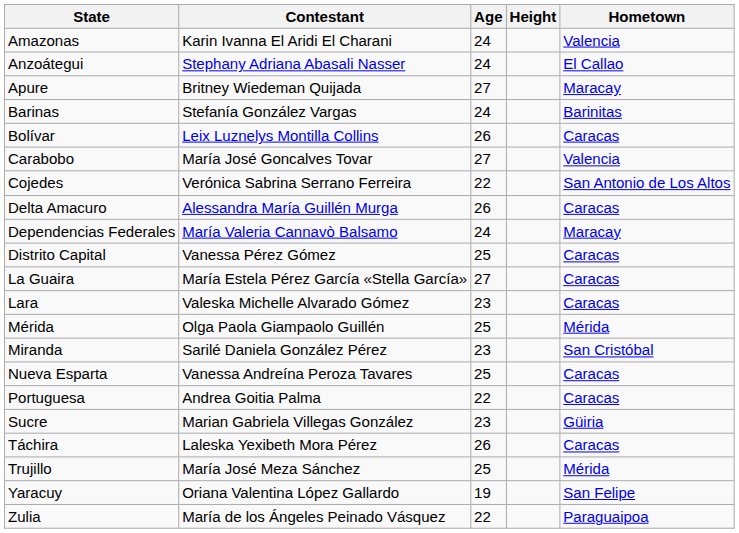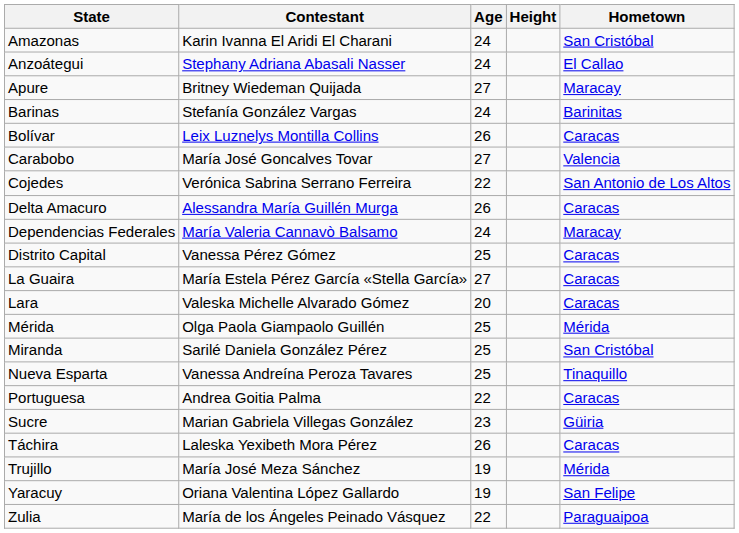(592, 40) Valencia -> (608, 40) San Cristóbal
(482, 302) 23 -> (482, 302) 20
(482, 350) 23 -> (482, 350) 25
(591, 374) Caracas -> (595, 374) Tinaquillo
(482, 469) 25 -> (482, 469) 19
